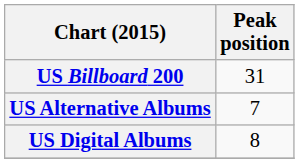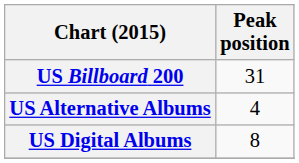(255, 108) 7 -> (255, 108) 4
